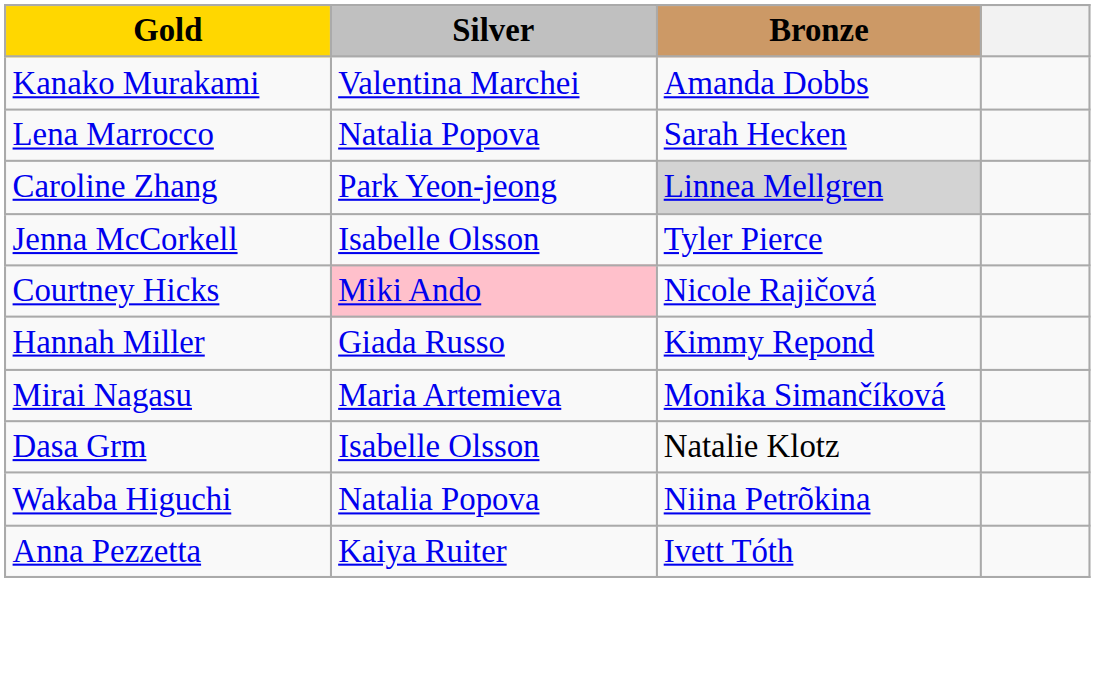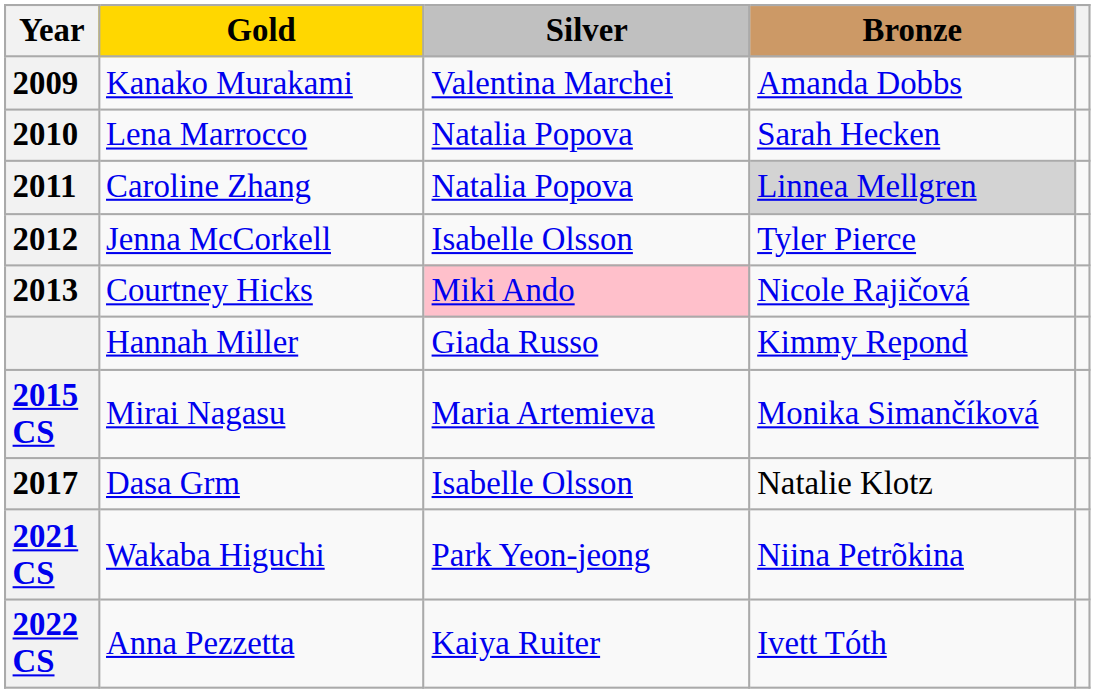+ column: (52, 30)
(447, 186) Park Yeon-jeong -> (532, 186) Natalia Popova
(439, 498) Natalia Popova -> (541, 554) Park Yeon-jeong
